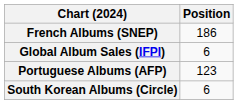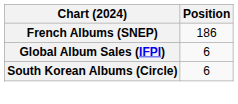- row: (92, 71)
